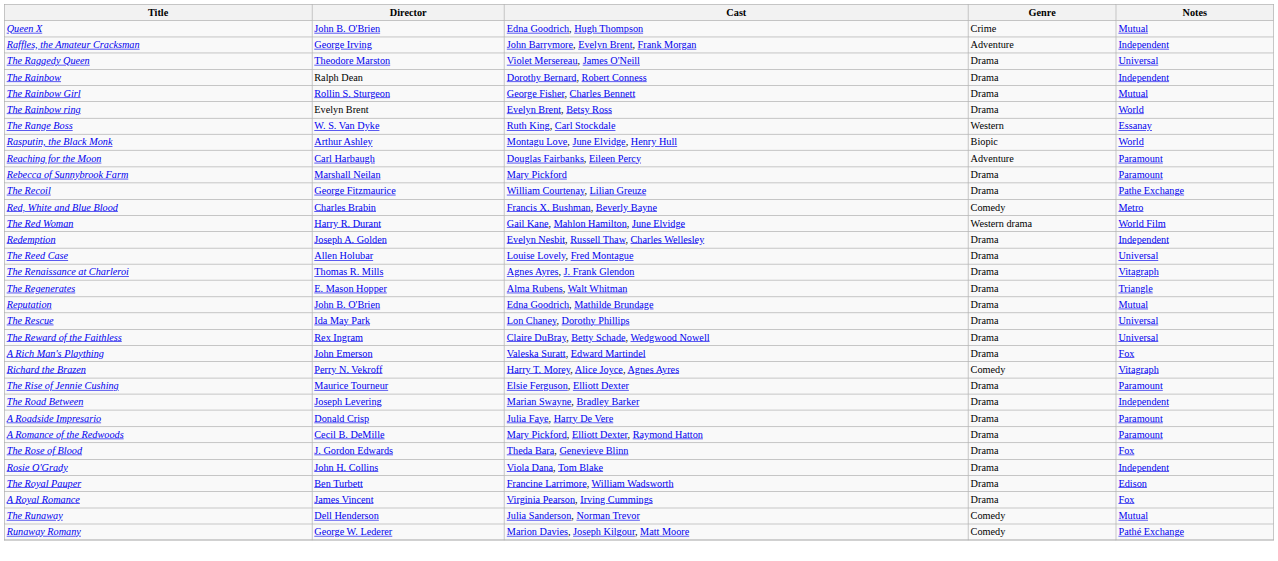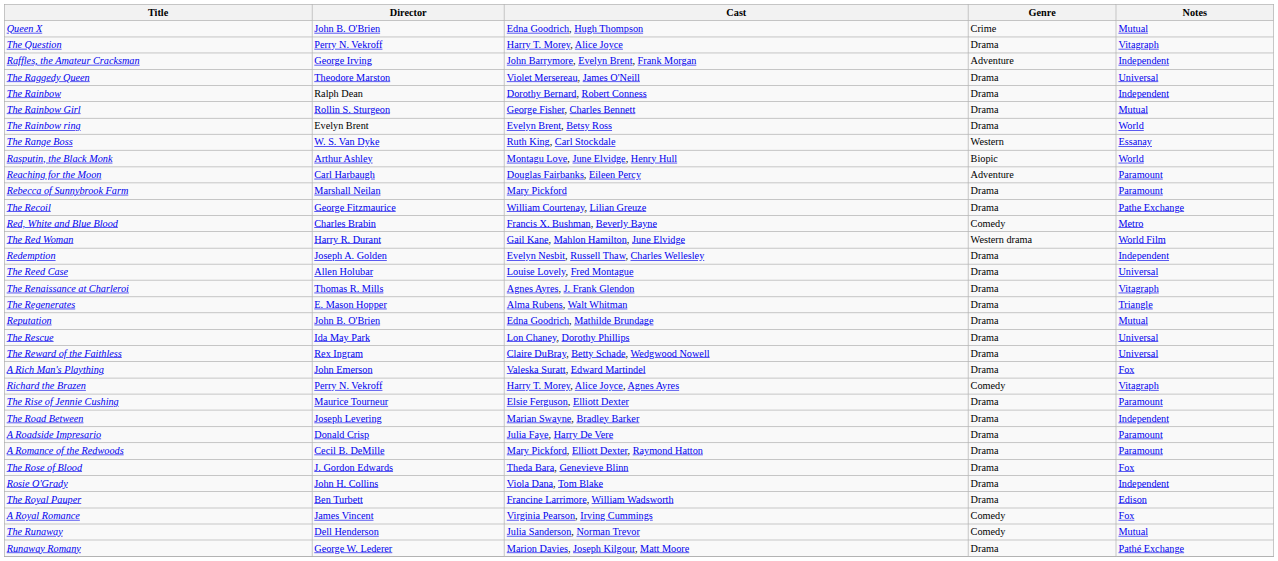+ row: (34, 45)
(985, 499) Drama -> (988, 516) Comedy
(988, 532) Comedy -> (985, 548) Drama
